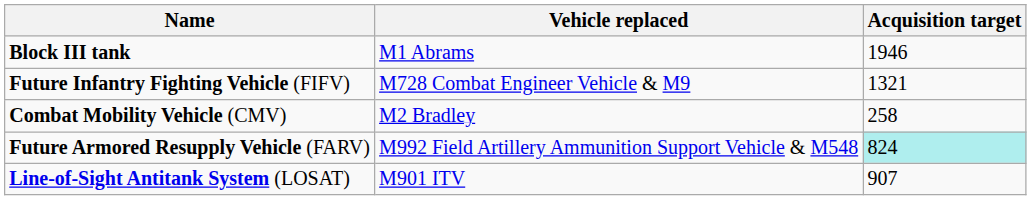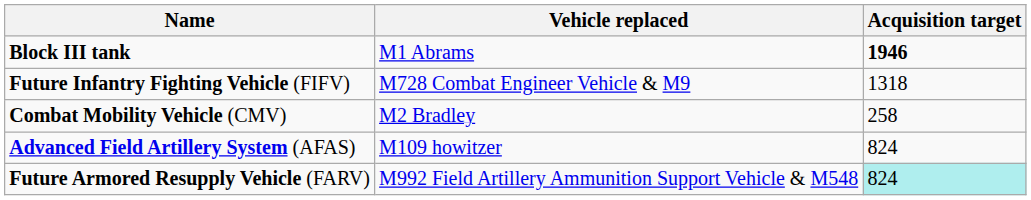(887, 52) normal -> (887, 52) bold
(887, 83) 1321 -> (887, 83) 1318
+ row: (182, 147)
- row: (180, 178)
